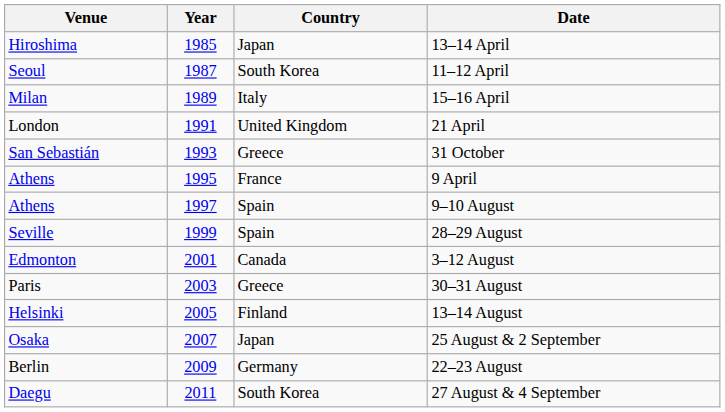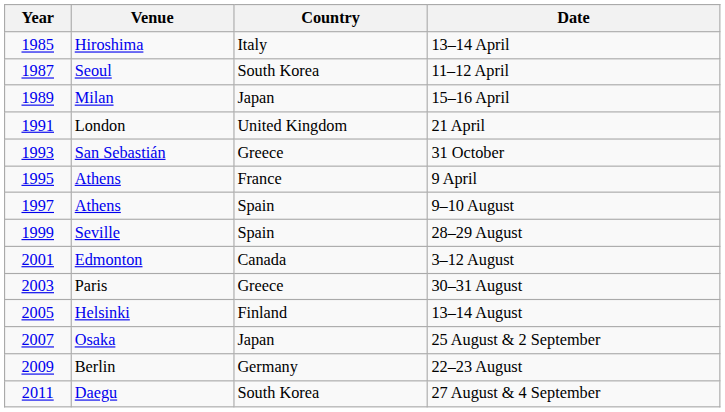columns swapped: (200, 18) <-> (86, 18)
(256, 45) Japan -> (252, 45) Italy
(252, 98) Italy -> (256, 98) Japan
